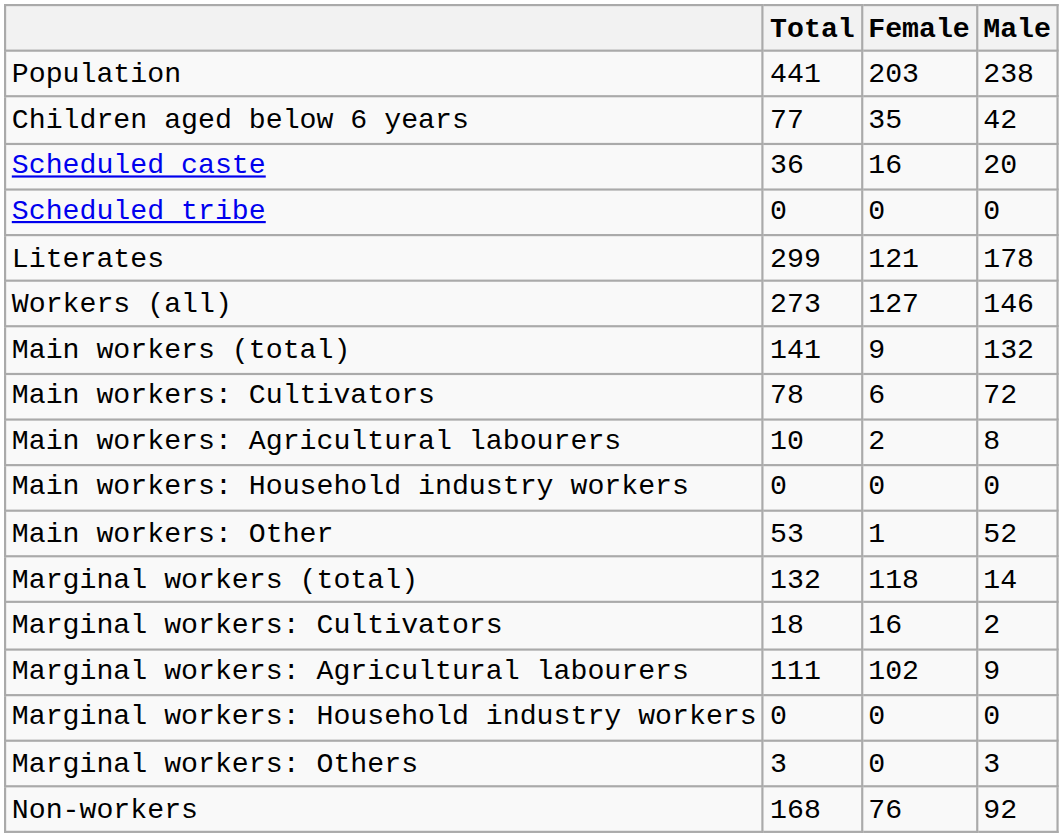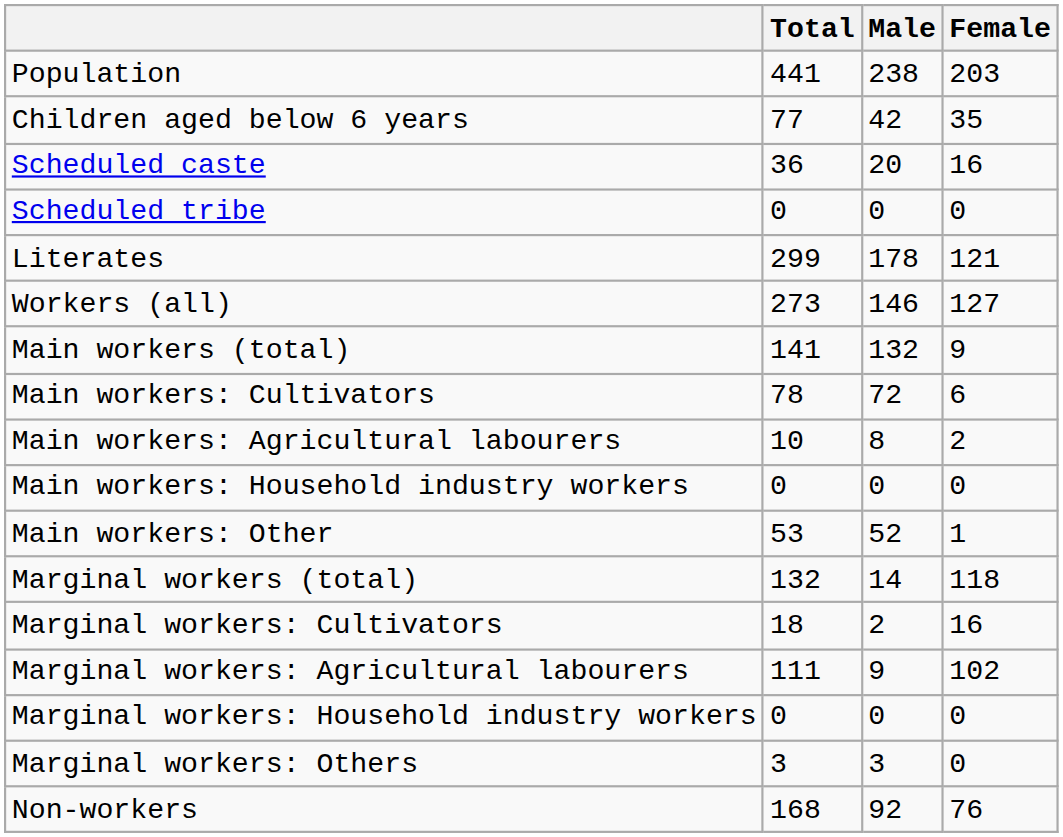columns swapped: (1017, 28) <-> (919, 28)
